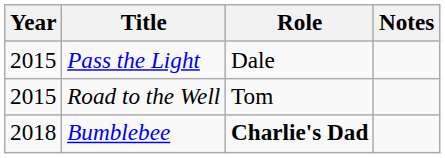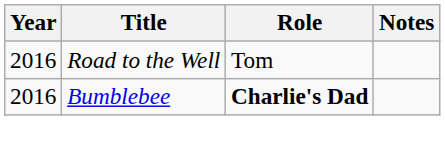- row: (134, 59)
(33, 96) 2015 -> (33, 59) 2016
(33, 133) 2018 -> (33, 96) 2016
